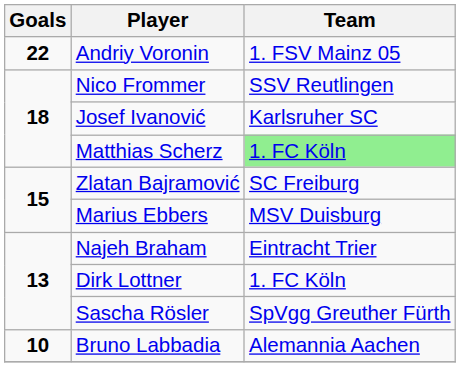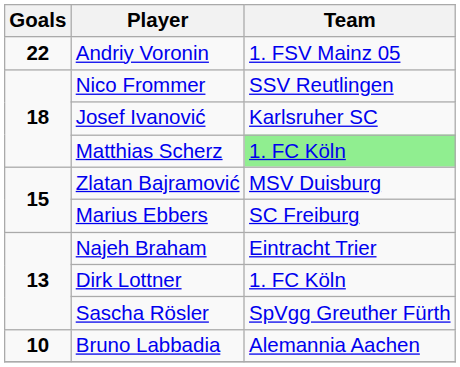(304, 183) SC Freiburg -> (315, 183) MSV Duisburg
(315, 215) MSV Duisburg -> (304, 215) SC Freiburg
